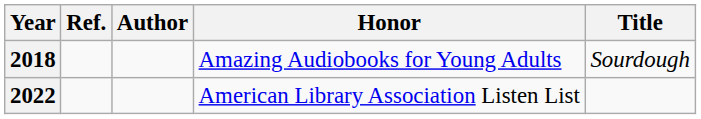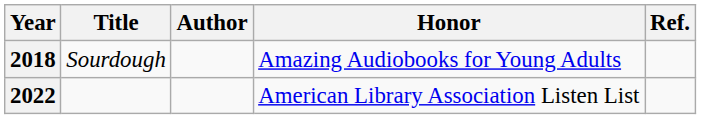columns swapped: (640, 22) <-> (86, 22)
